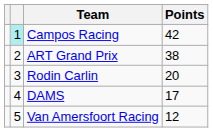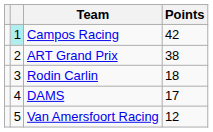(172, 75) 20 -> (172, 75) 18
